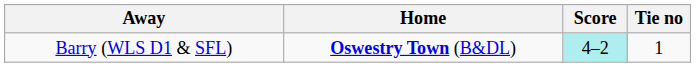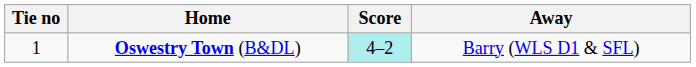columns swapped: (659, 18) <-> (144, 18)
